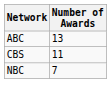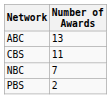+ row: (15, 86)
